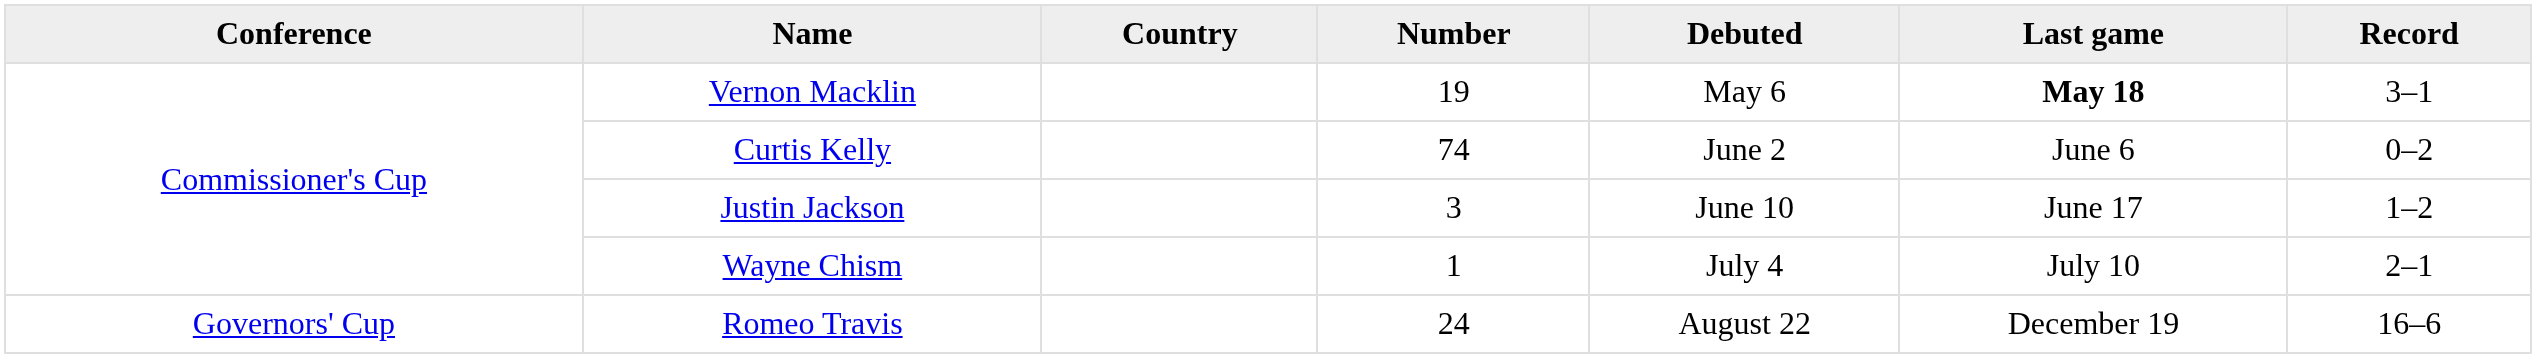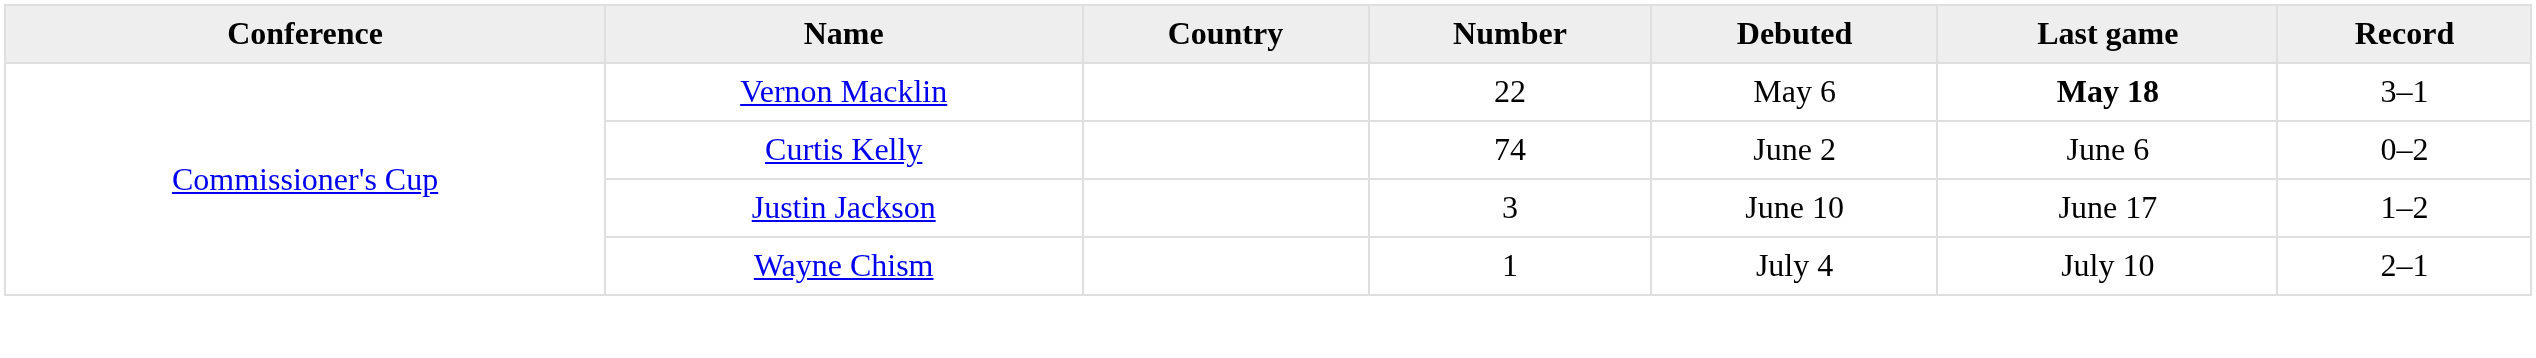(1454, 91) 19 -> (1510, 91) 22
- row: (812, 323)
